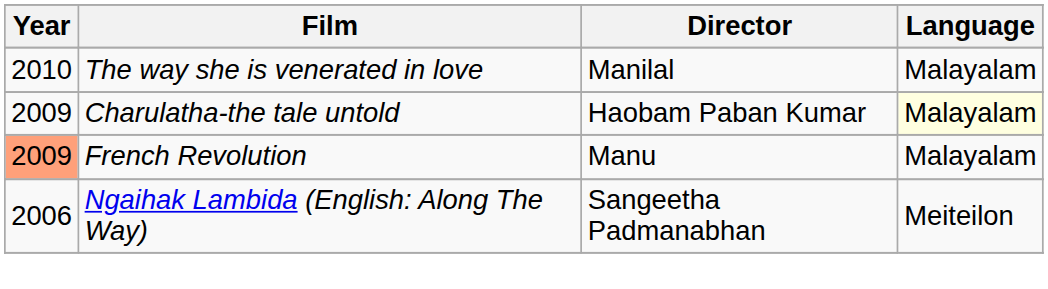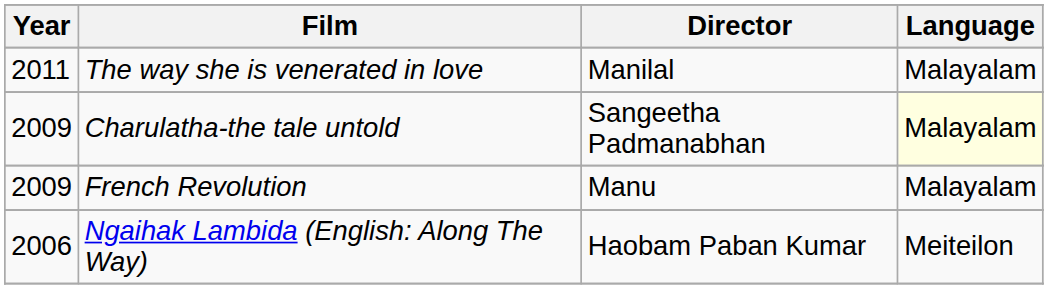(42, 69) 2010 -> (41, 69) 2011
(727, 112) Haobam Paban Kumar -> (677, 128) Sangeetha Padmanabhan
(42, 156) lightsalmon background -> (42, 187) no background
(677, 215) Sangeetha Padmanabhan -> (727, 245) Haobam Paban Kumar
